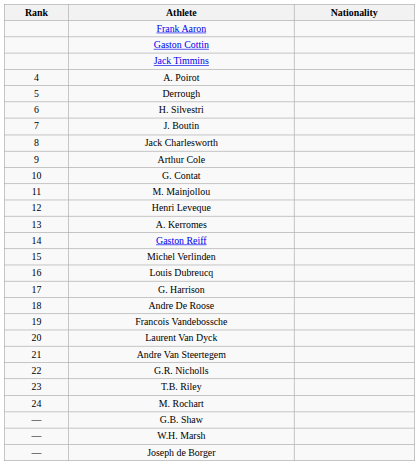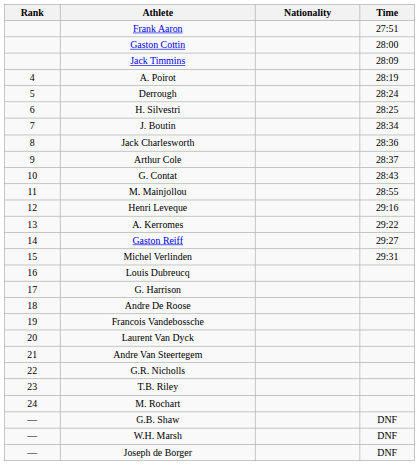+ column: (387, 12)
